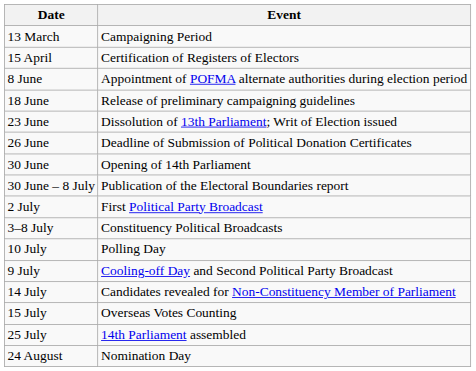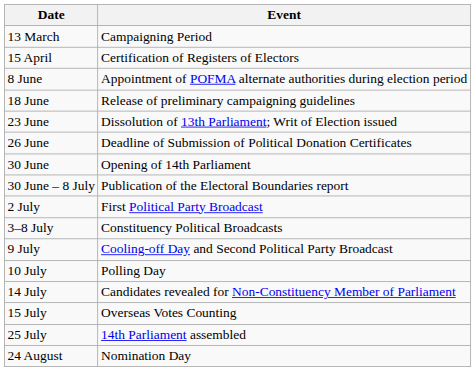rows swapped: (24, 270) <-> (27, 249)
